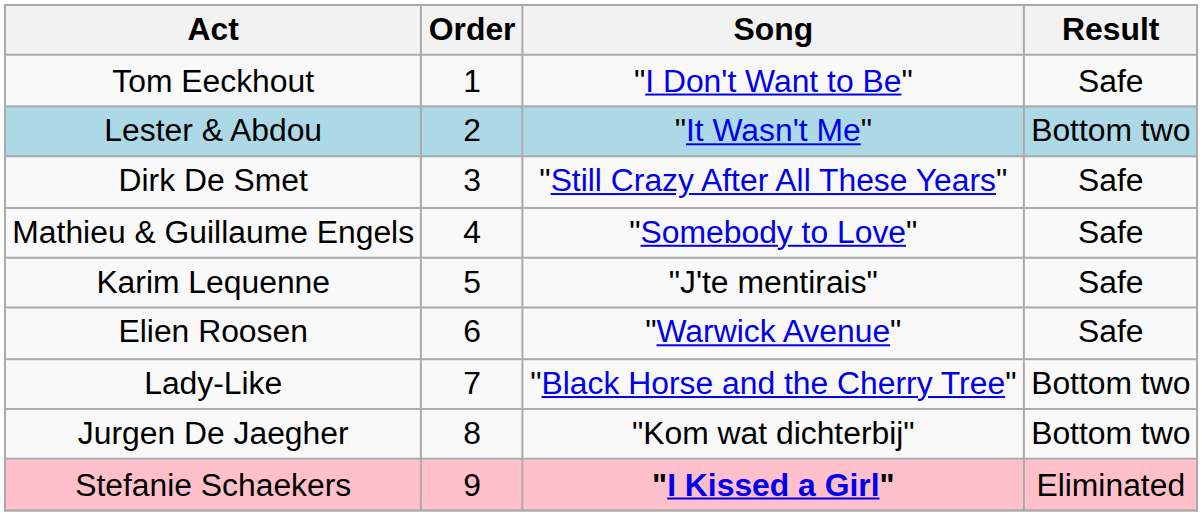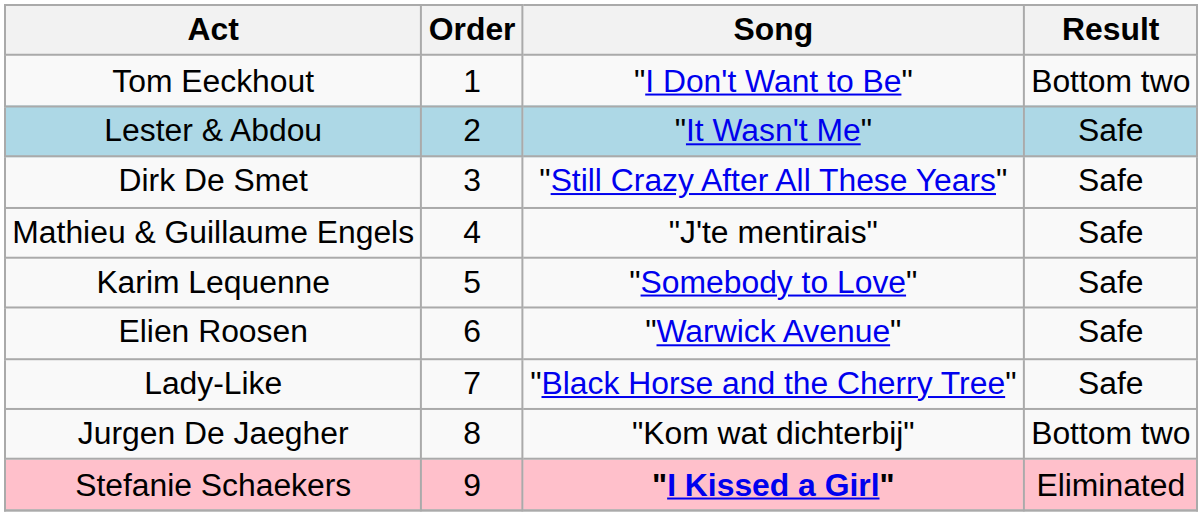(1111, 80) Safe -> (1111, 80) Bottom two
(1111, 130) Bottom two -> (1111, 130) Safe
(773, 231) "Somebody to Love" -> (773, 231) "J'te mentirais"
(773, 282) "J'te mentirais" -> (773, 282) "Somebody to Love"
(1111, 383) Bottom two -> (1111, 383) Safe
